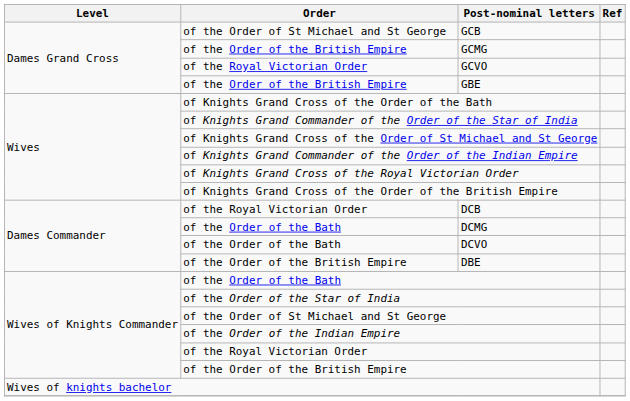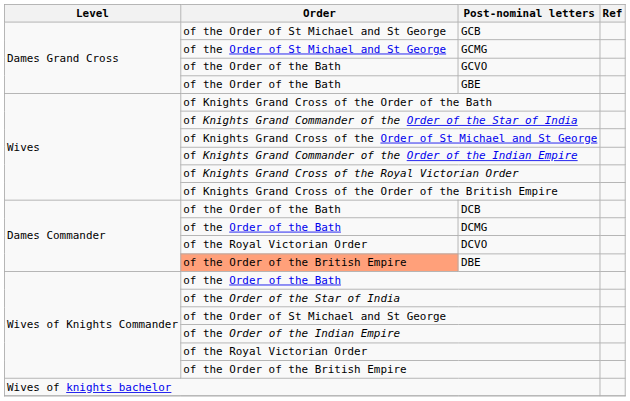(295, 49) of the Order of the British Empire -> (315, 49) of the Order of St Michael and St George
(275, 67) of the Royal Victorian Order -> (262, 67) of the Order of the Bath
(295, 85) of the Order of the British Empire -> (262, 85) of the Order of the Bath
(275, 209) of the Royal Victorian Order -> (262, 209) of the Order of the Bath
(262, 245) of the Order of the Bath -> (275, 245) of the Royal Victorian Order
(295, 262) no background -> (295, 262) lightsalmon background
